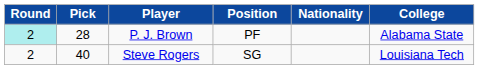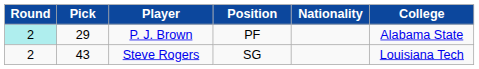(83, 34) 28 -> (83, 34) 29
(83, 54) 40 -> (83, 54) 43
